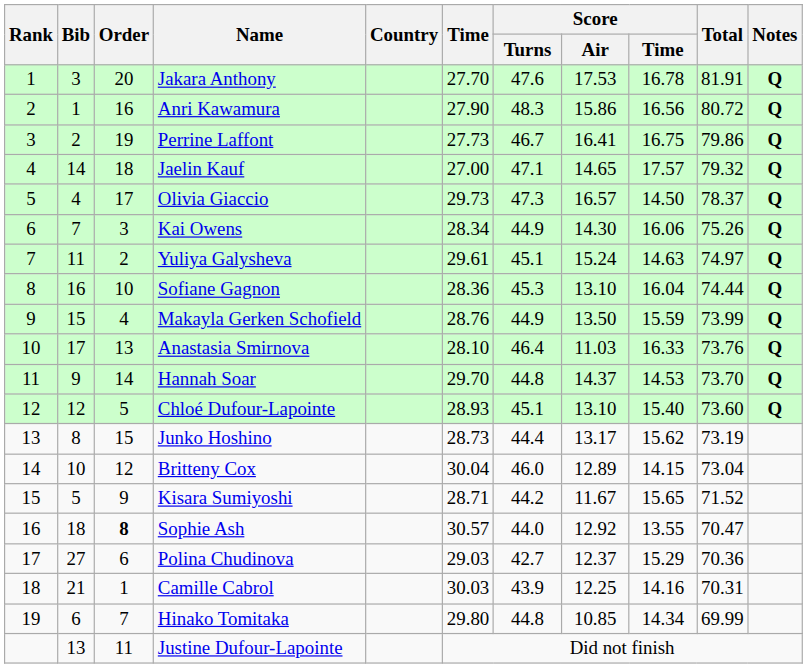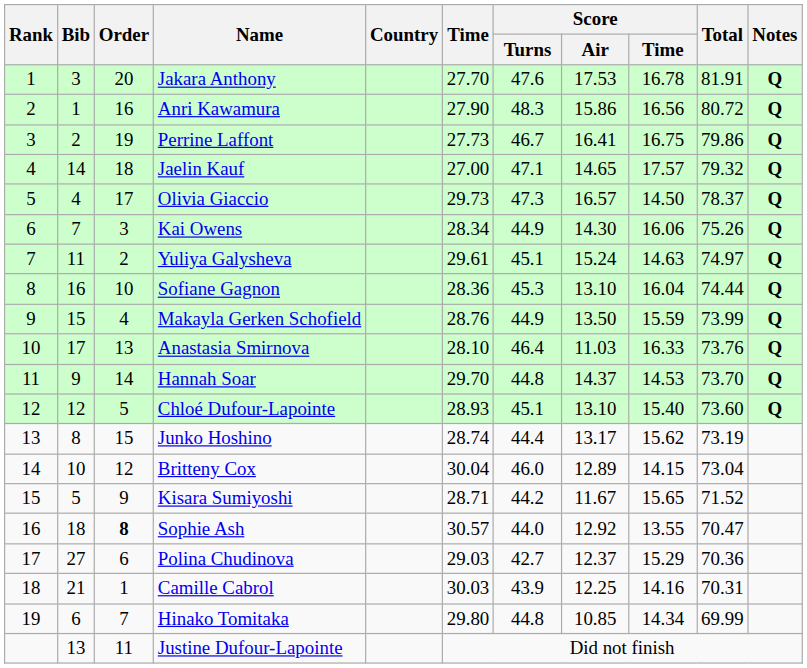(468, 438) 28.73 -> (468, 438) 28.74
